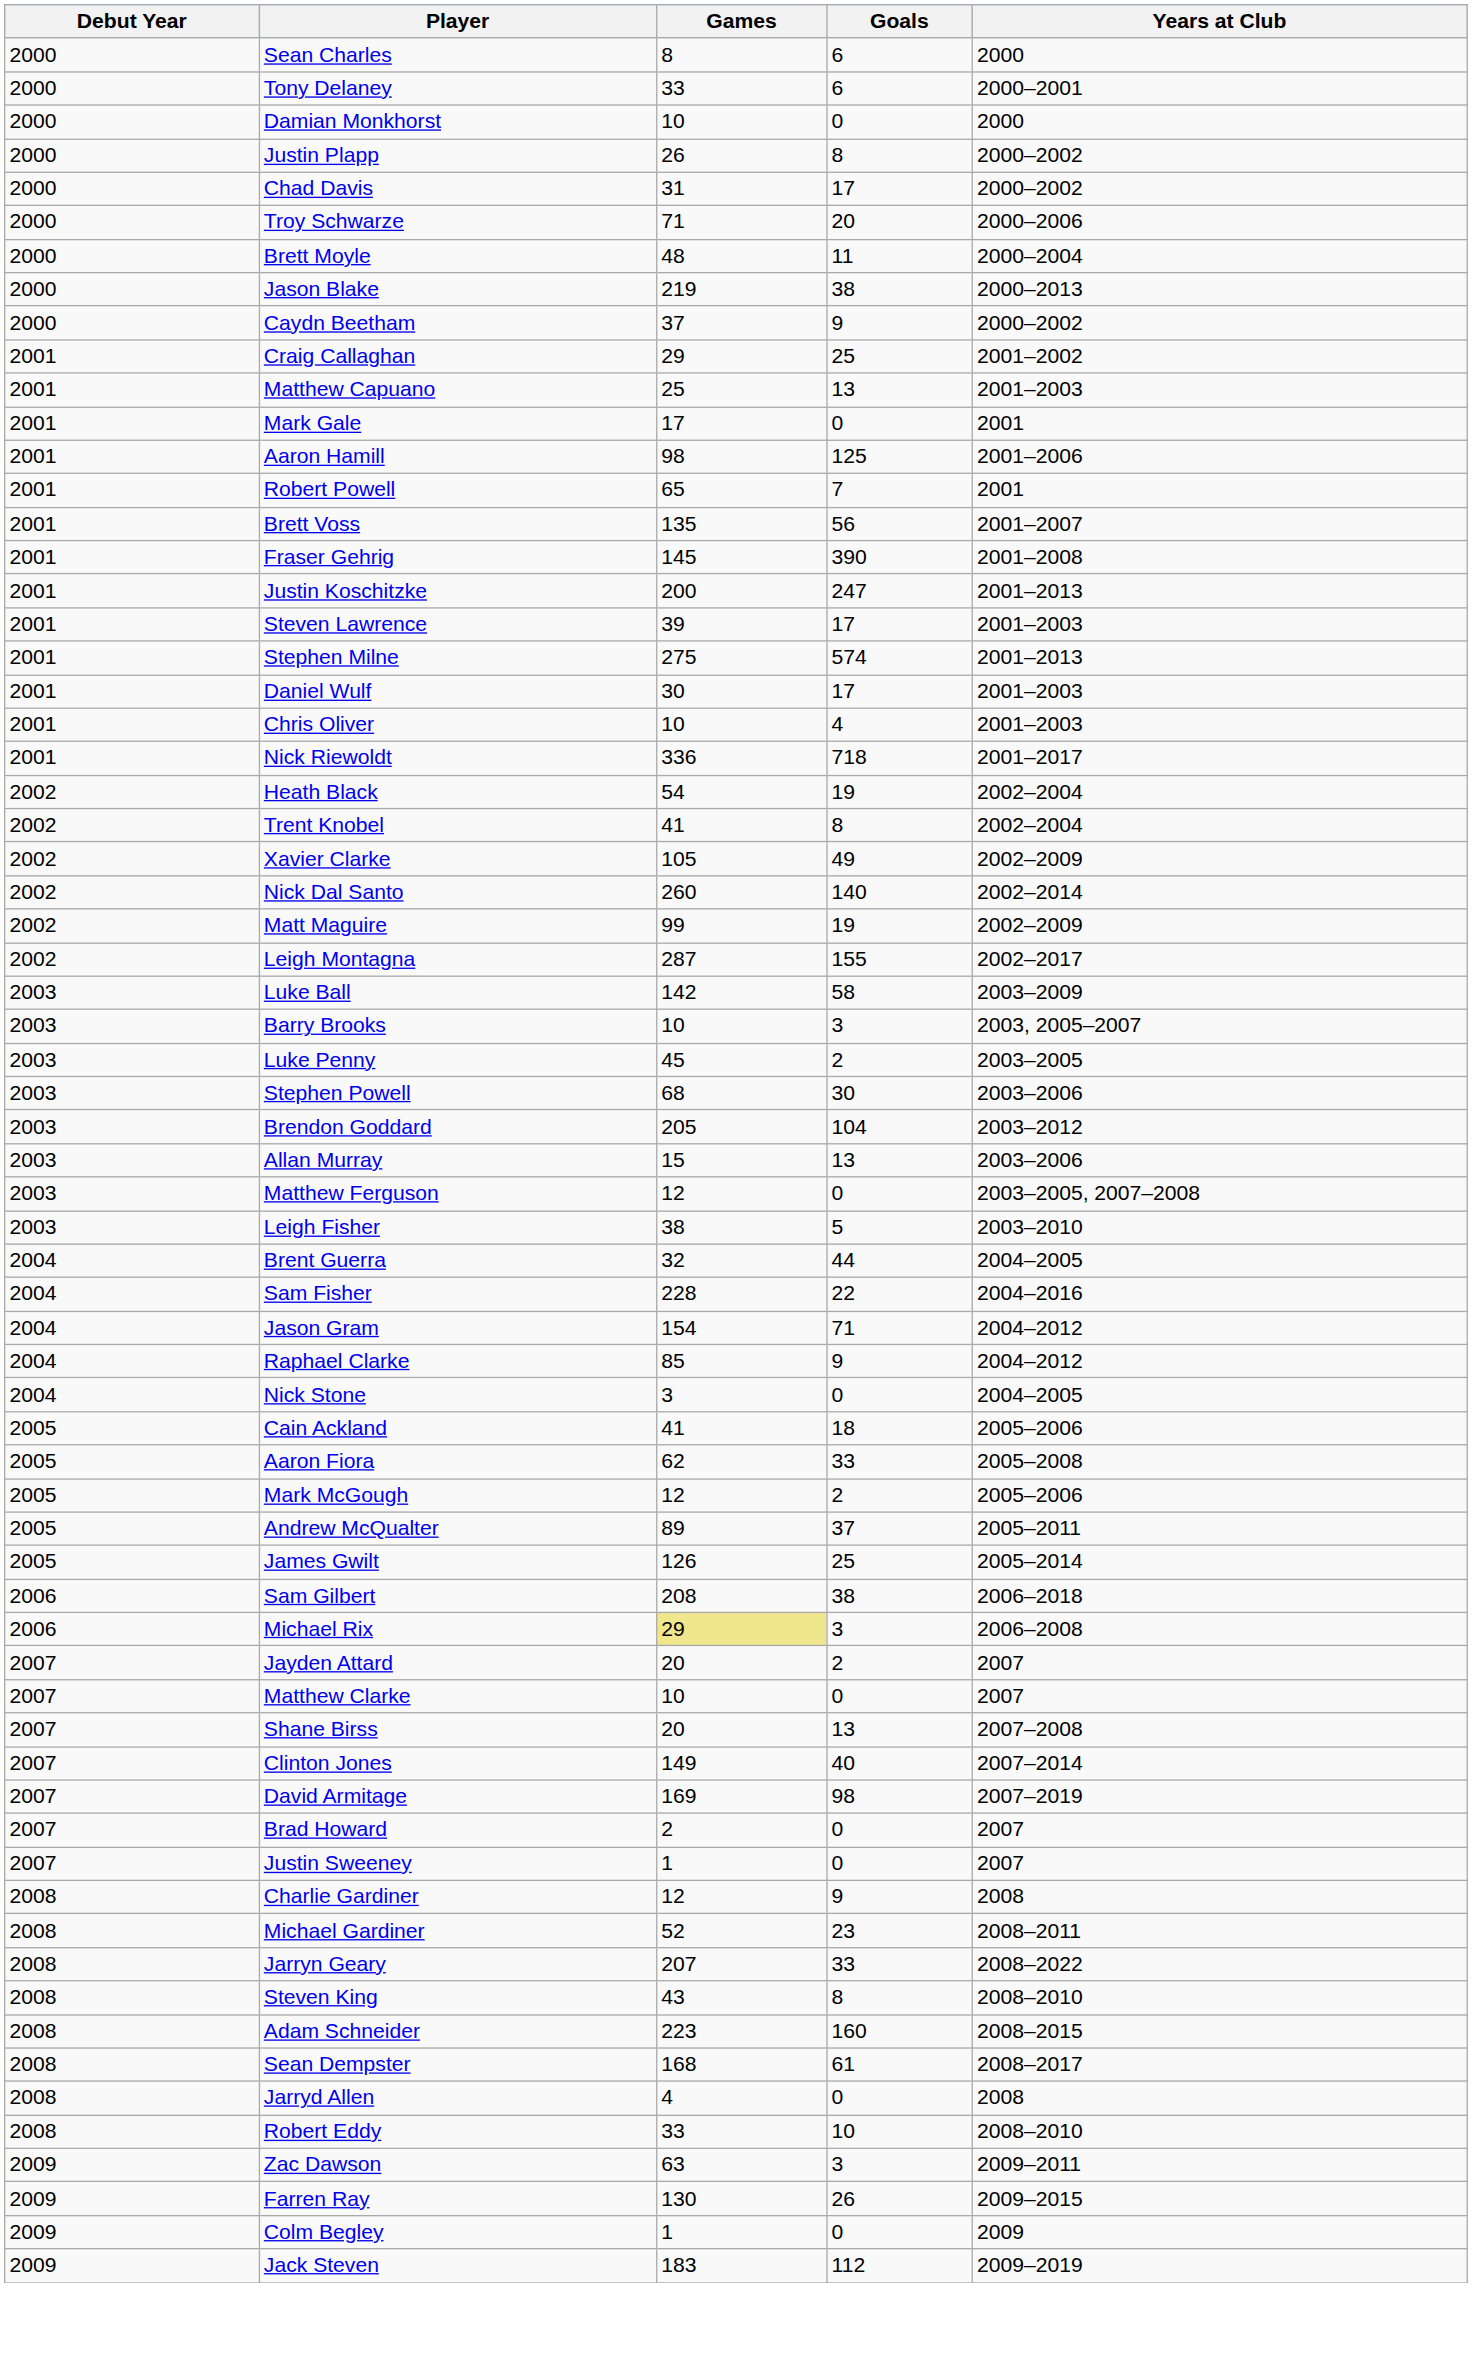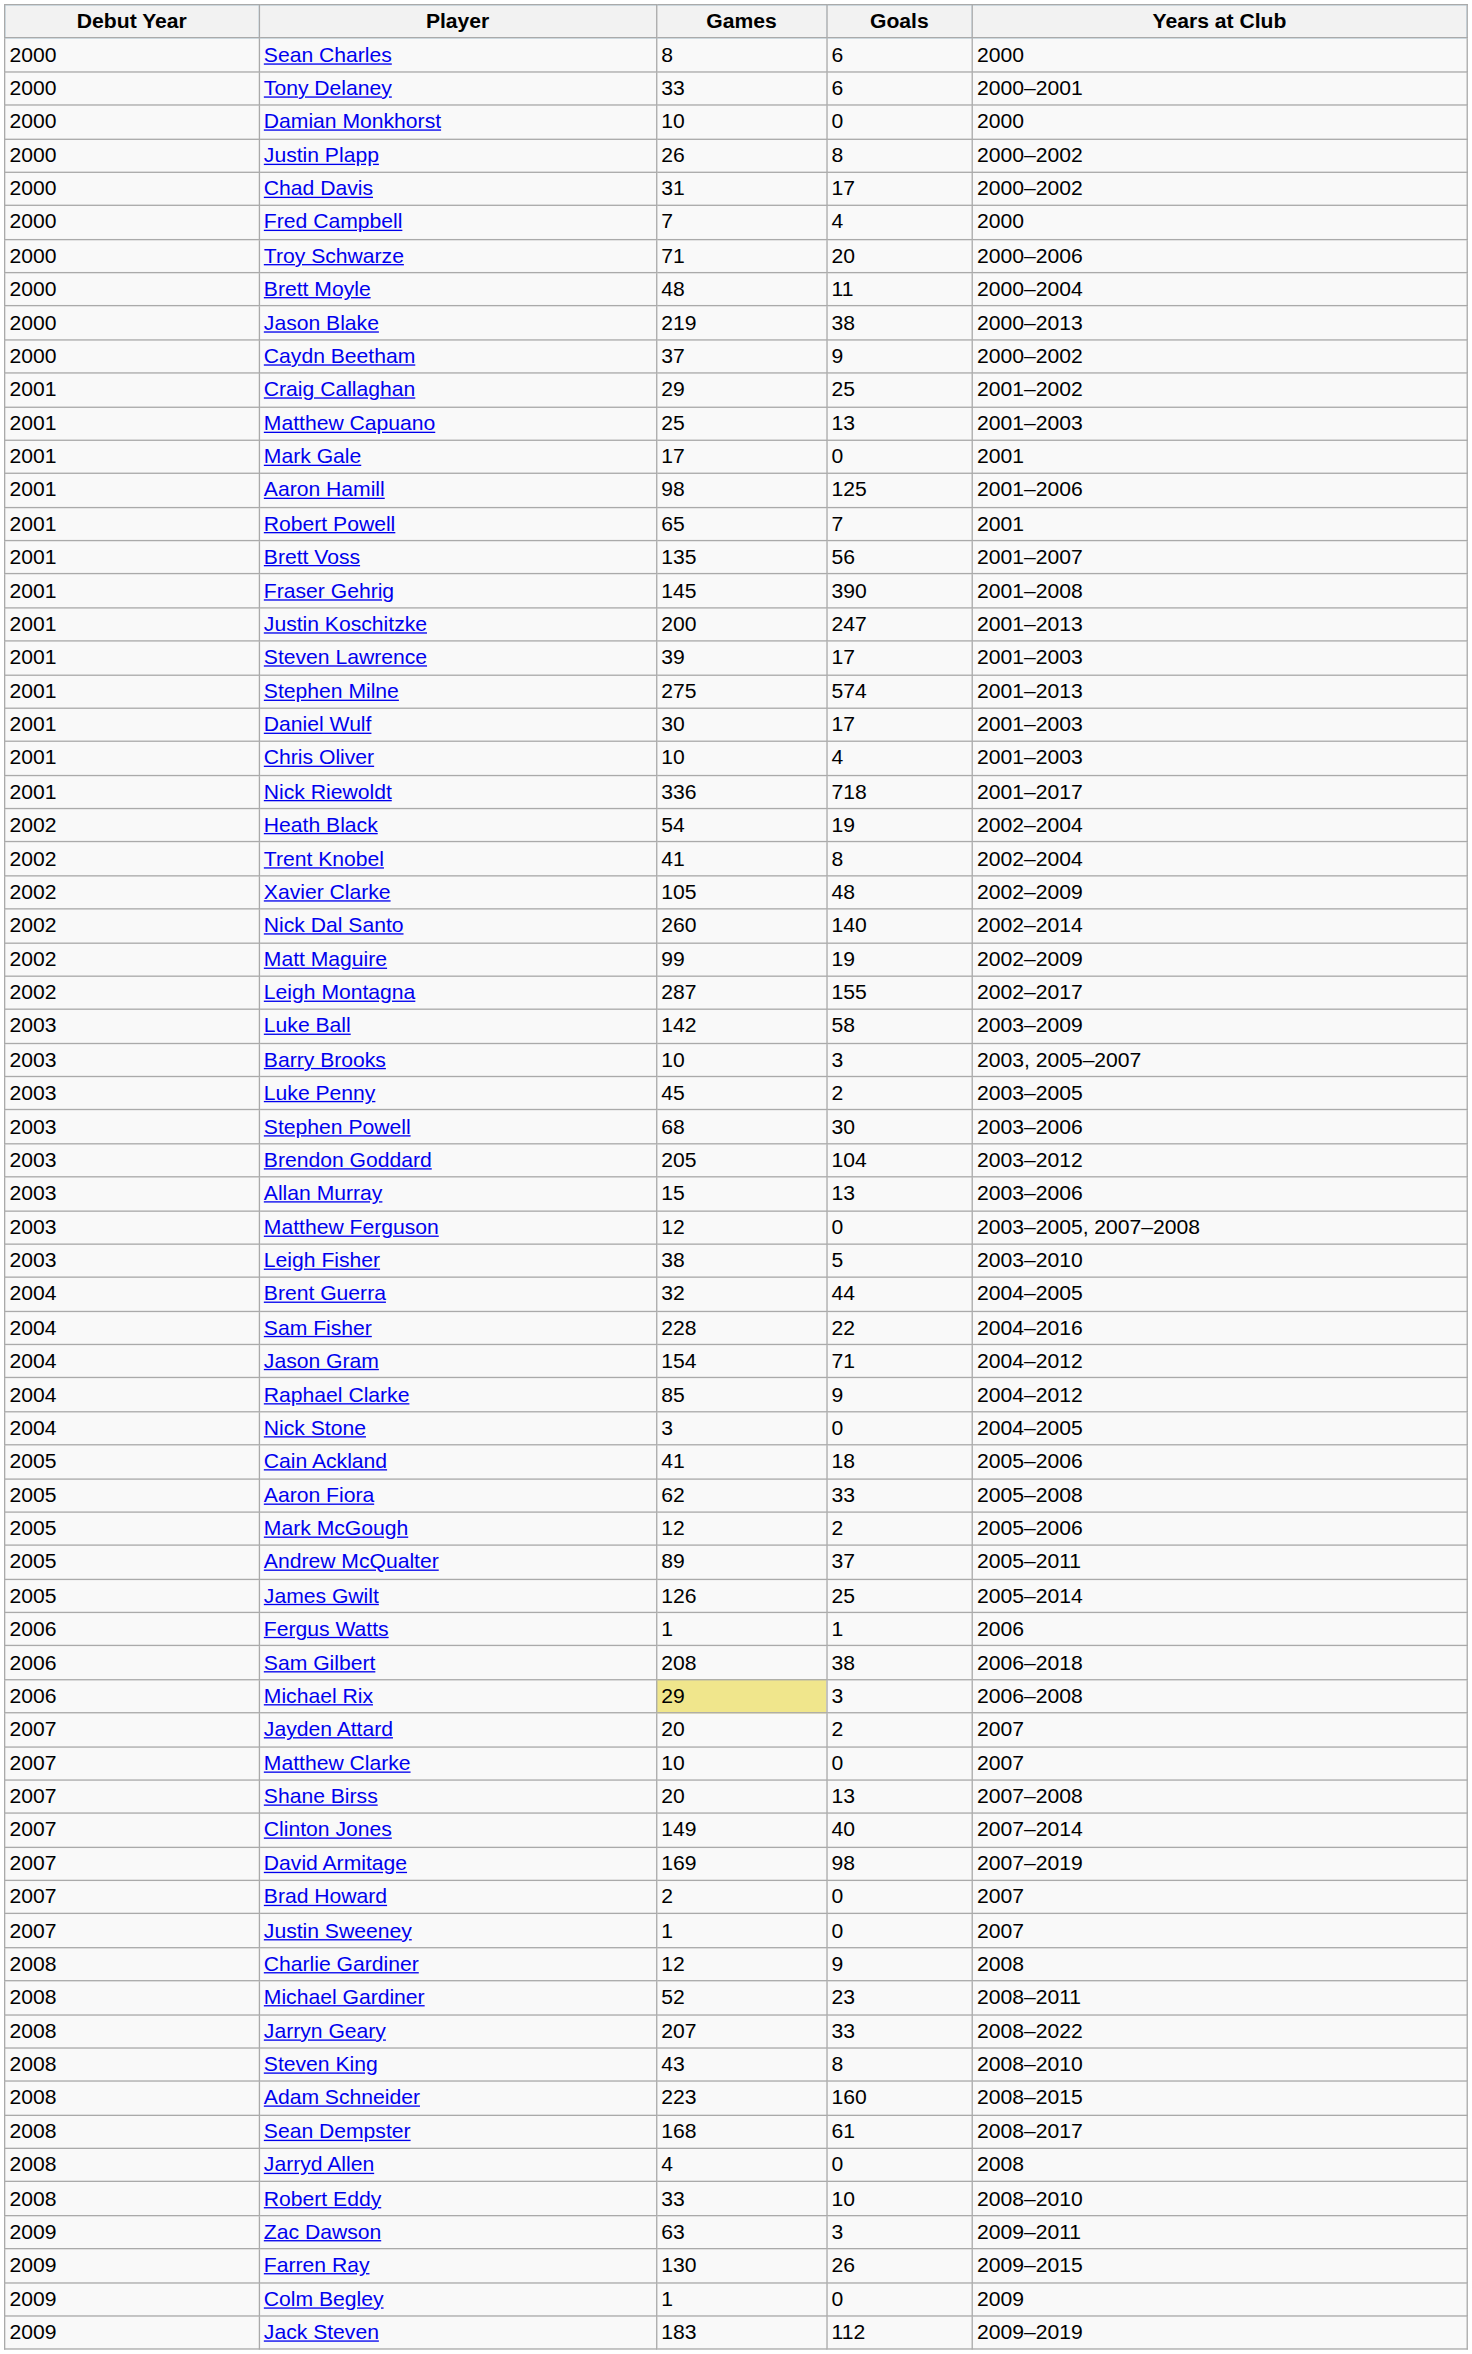+ row: (333, 222)
(843, 858) 49 -> (843, 892) 48
+ row: (326, 1629)
